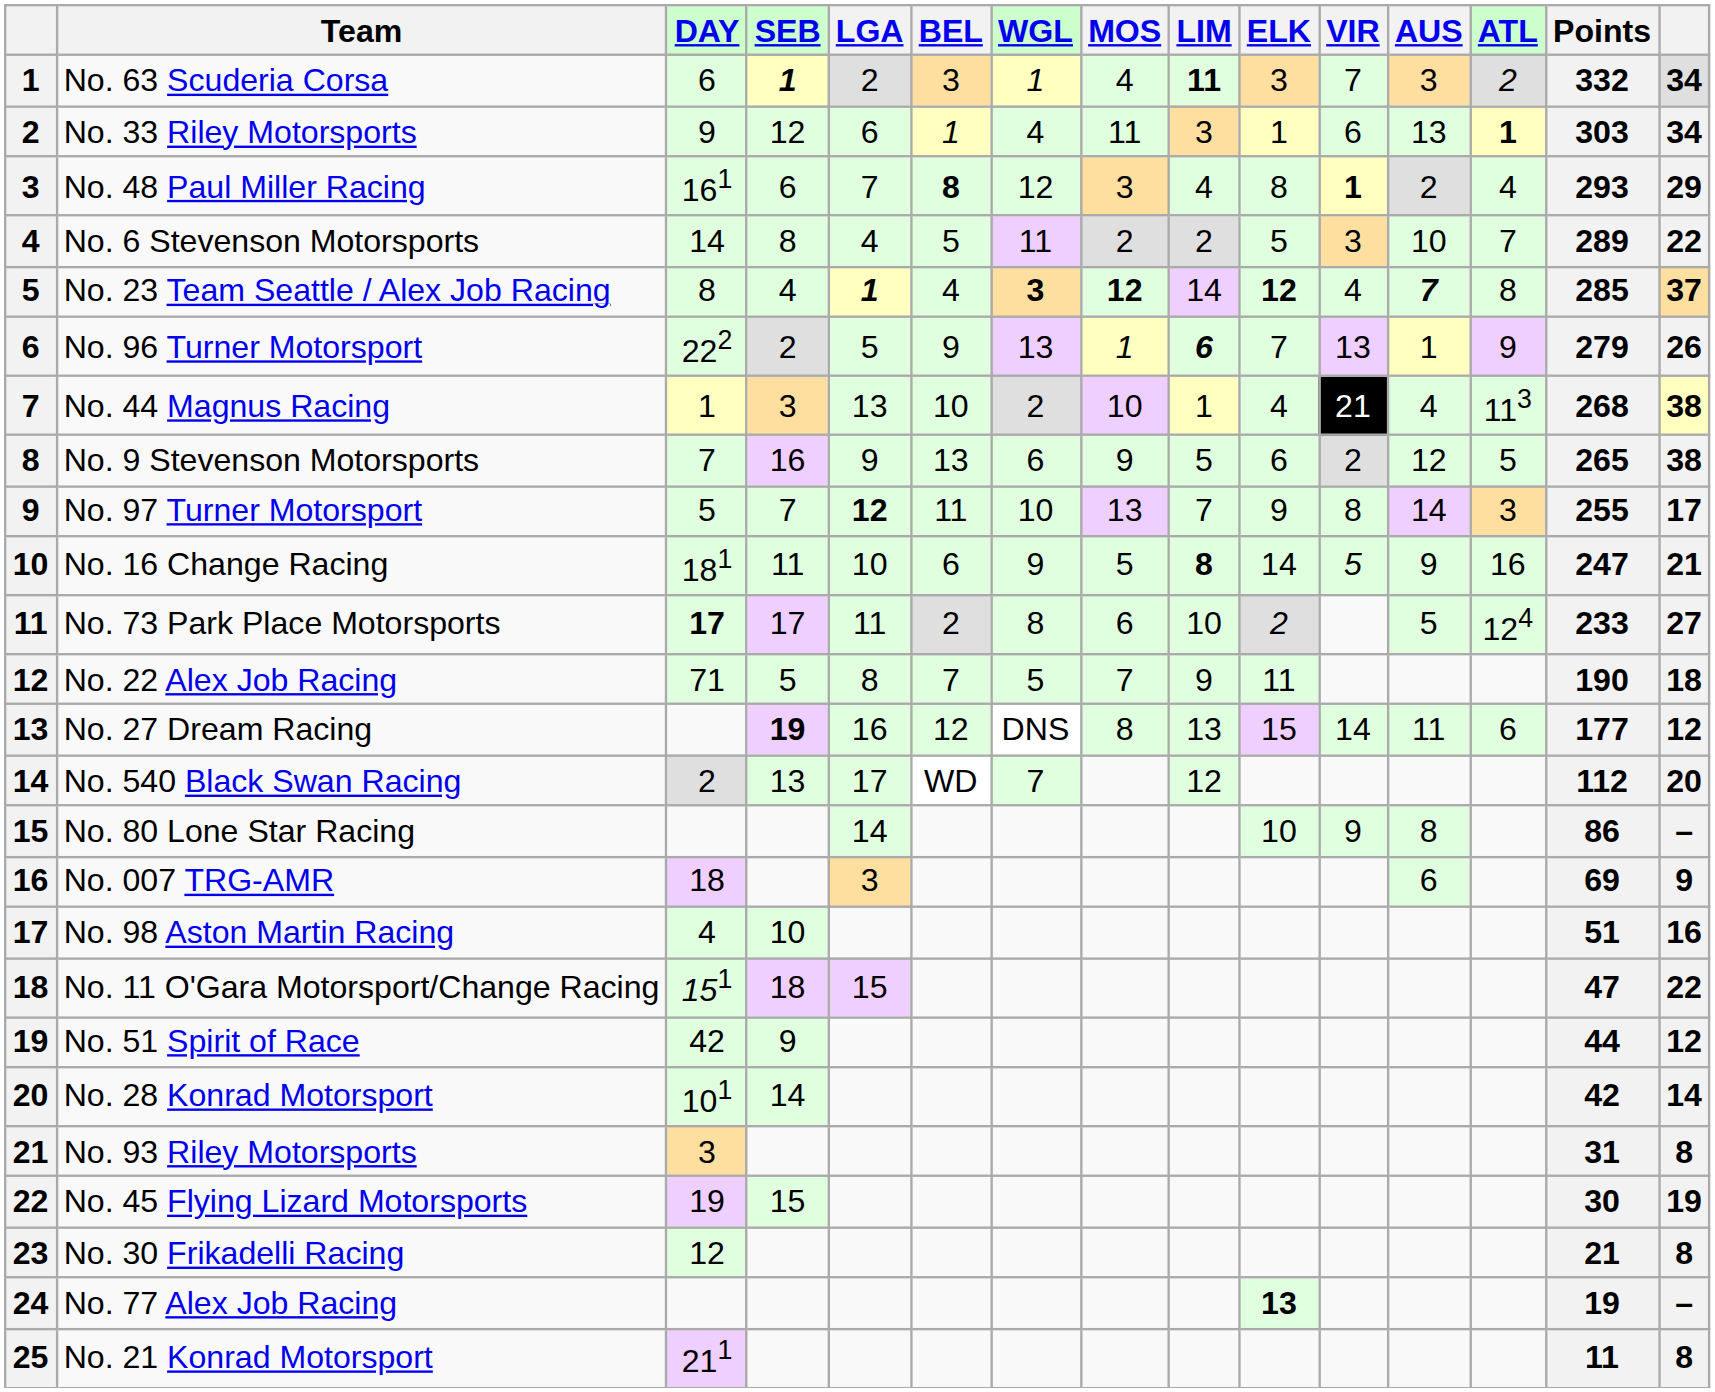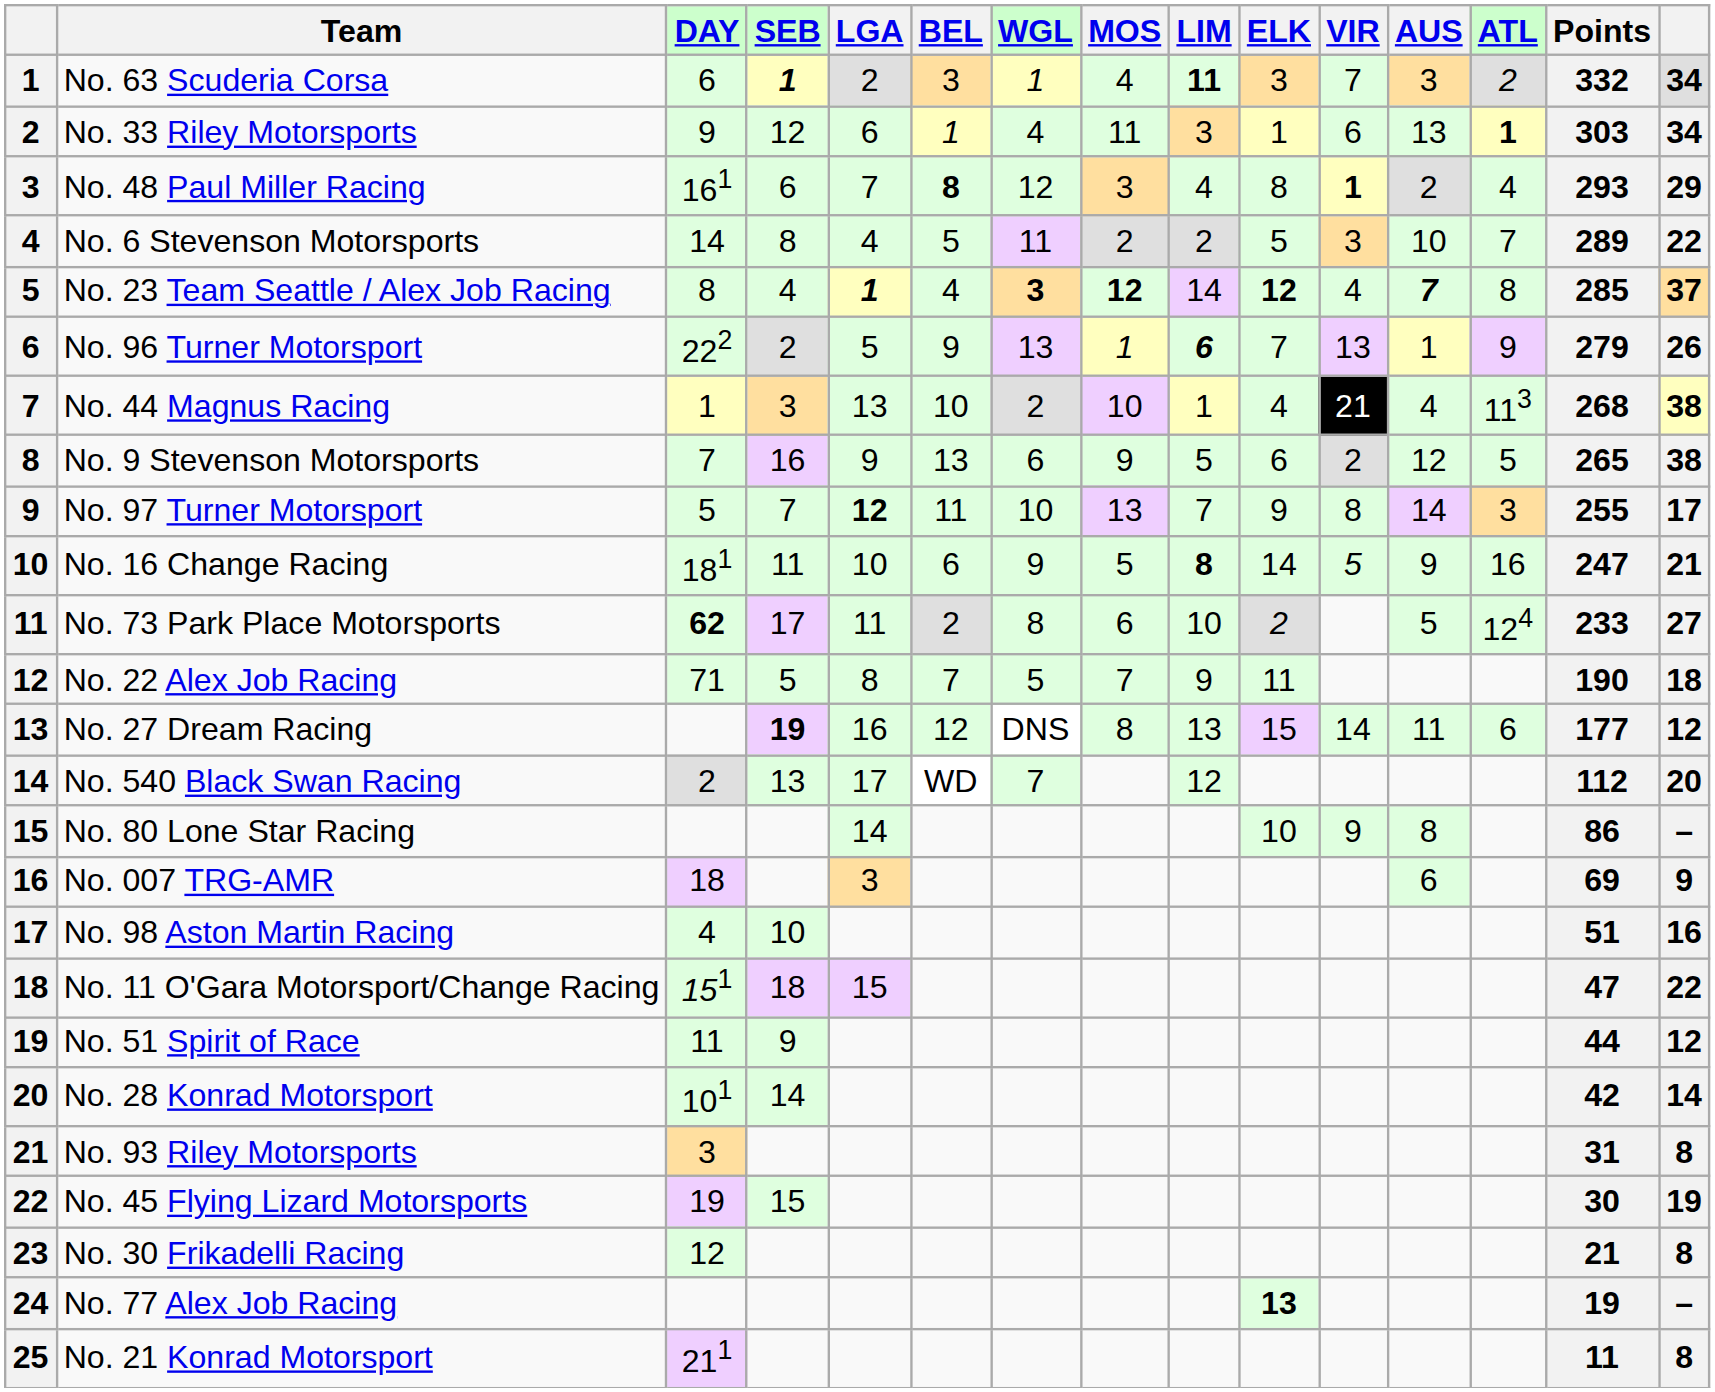(707, 624) 17 -> (707, 624) 62
(707, 1041) 42 -> (707, 1041) 11
